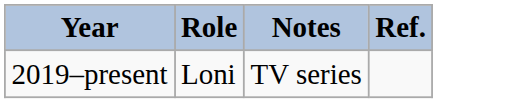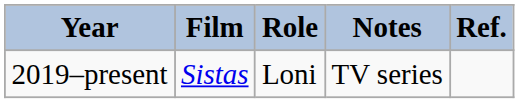+ column: (215, 27)
